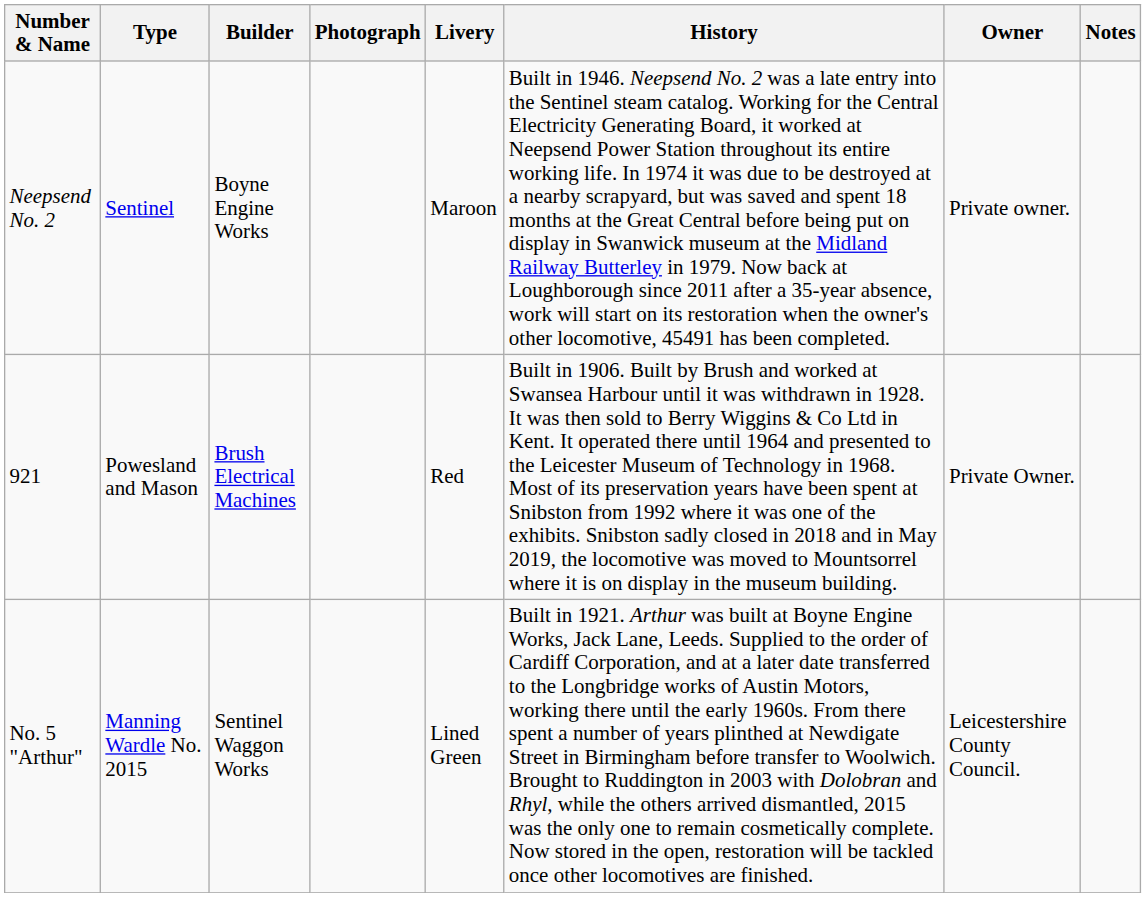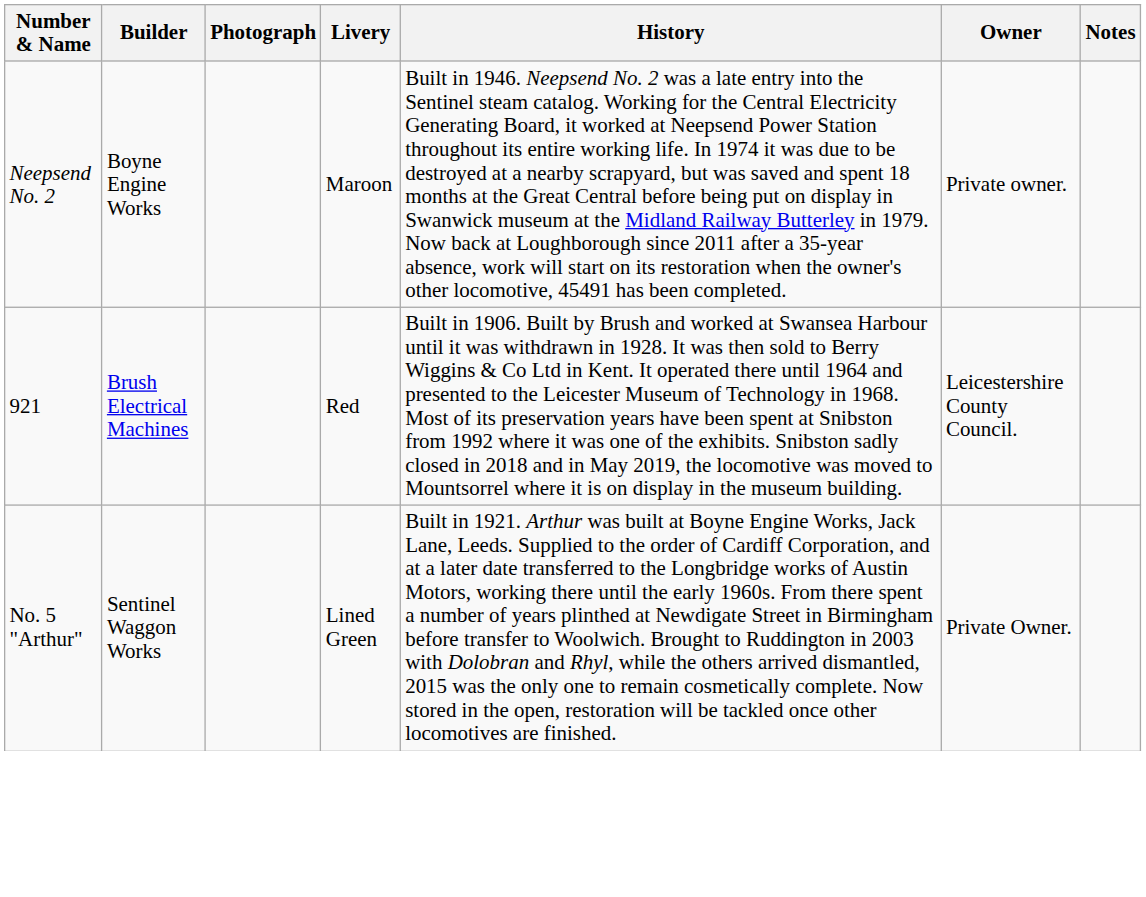- column: (155, 32)
(1012, 476) Private Owner. -> (1005, 405) Leicestershire County Council.
(1008, 745) Leicestershire County Council. -> (1009, 627) Private Owner.
